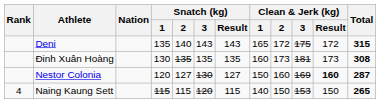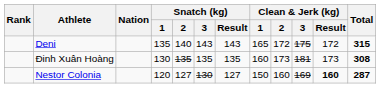- row: (74, 91)
